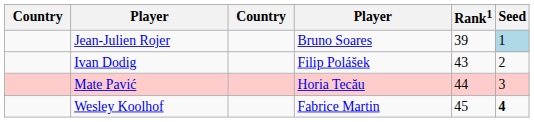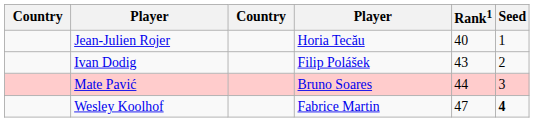(335, 40) Bruno Soares -> (331, 40) Horia Tecău
(461, 40) 39 -> (461, 40) 40
(502, 40) lightblue background -> (502, 40) no background
(331, 84) Horia Tecău -> (335, 84) Bruno Soares
(461, 106) 45 -> (461, 106) 47
